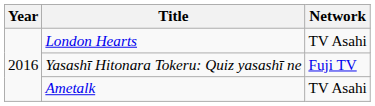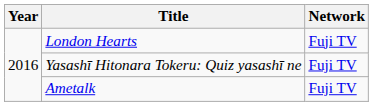(338, 40) TV Asahi -> (333, 40) Fuji TV
(338, 88) TV Asahi -> (333, 88) Fuji TV
